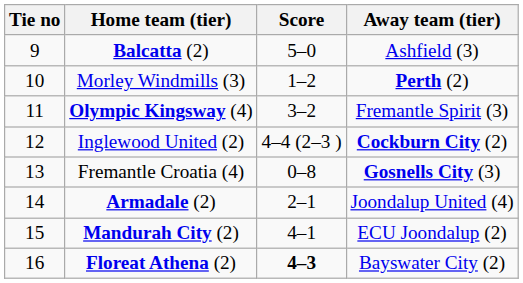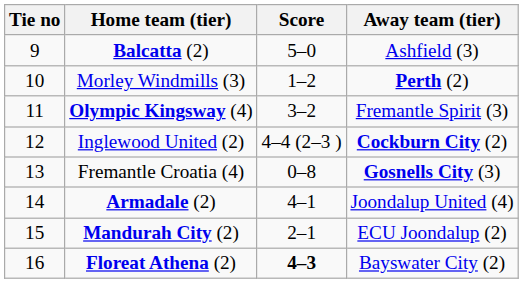(302, 202) 2–1 -> (302, 202) 4–1
(302, 232) 4–1 -> (302, 232) 2–1
